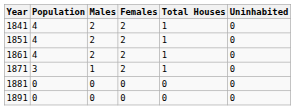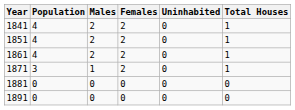columns swapped: (194, 12) <-> (259, 12)
